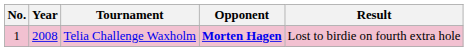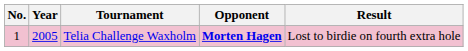(45, 36) 2008 -> (45, 36) 2005
